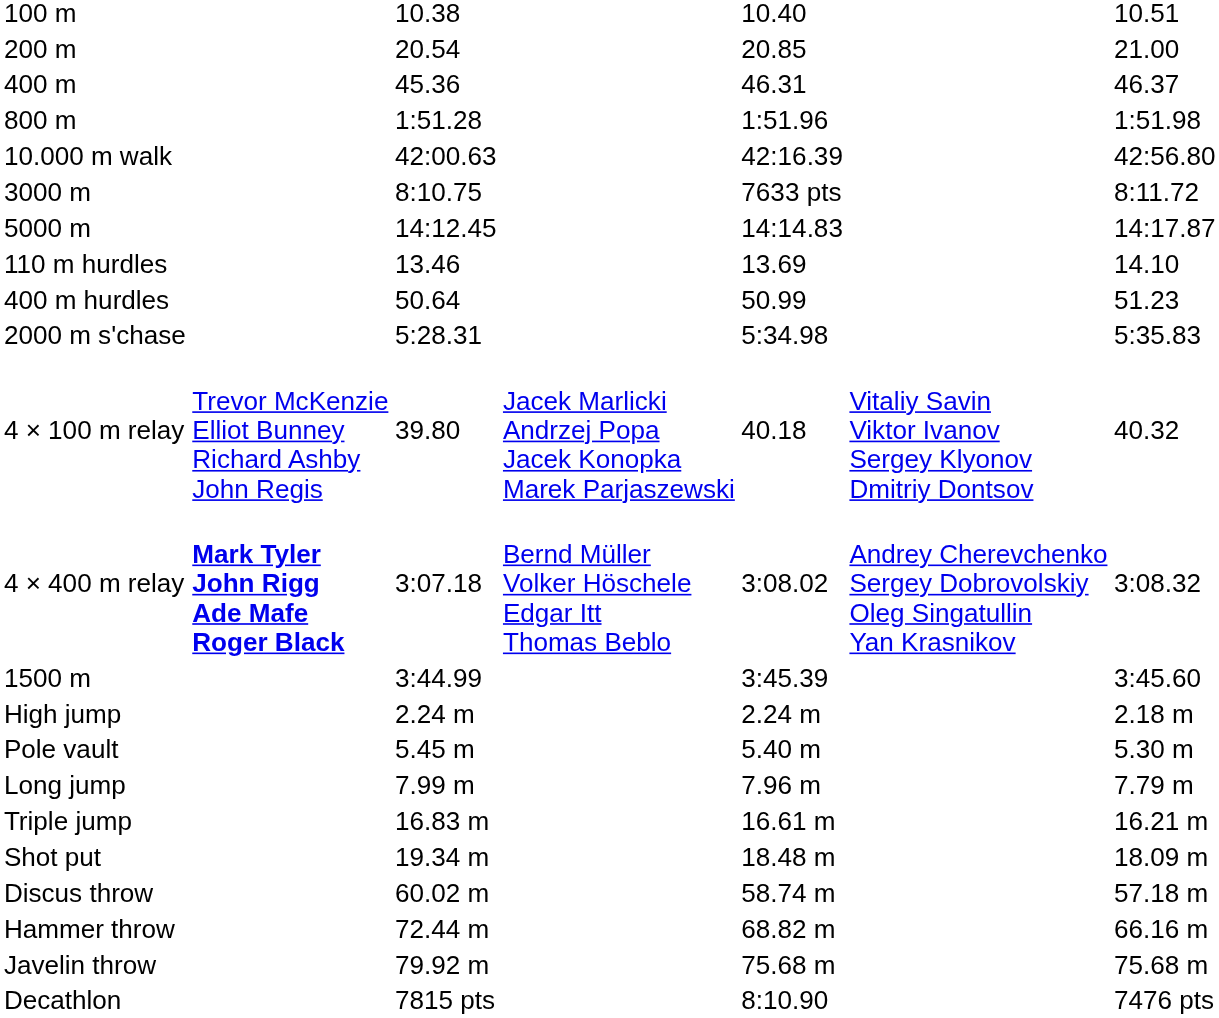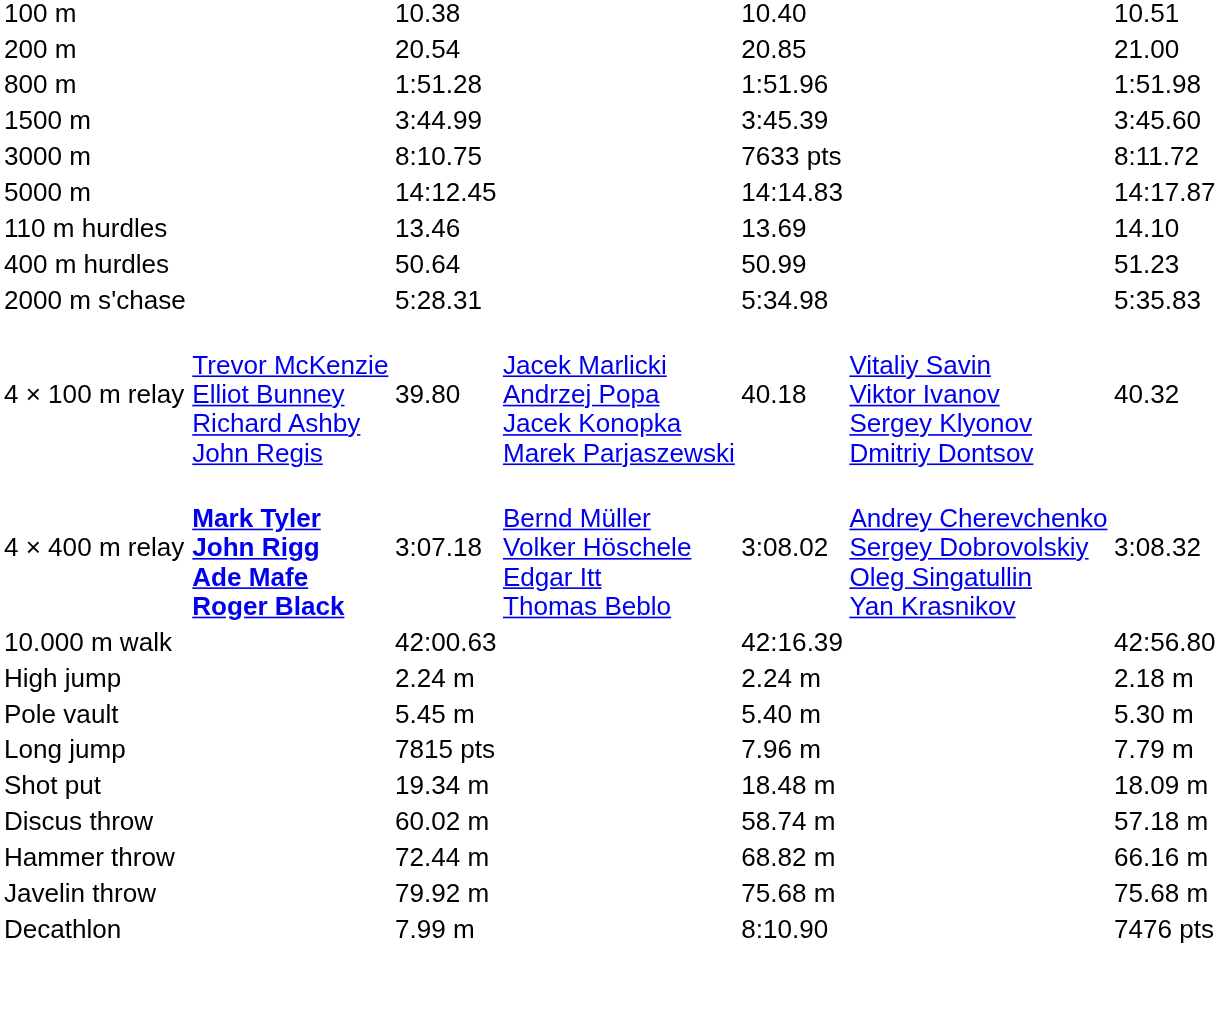- row: (40, 84)
rows swapped: (47, 678) <-> (88, 156)
(435, 785) 7.99 m -> (445, 750) 7815 pts
- row: (68, 821)
(445, 1001) 7815 pts -> (435, 929) 7.99 m
